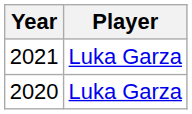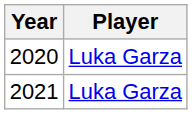rows swapped: (34, 91) <-> (34, 56)
